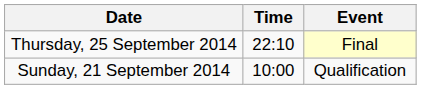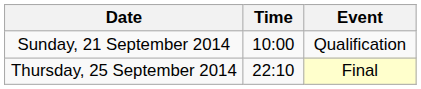rows swapped: (124, 71) <-> (124, 44)
